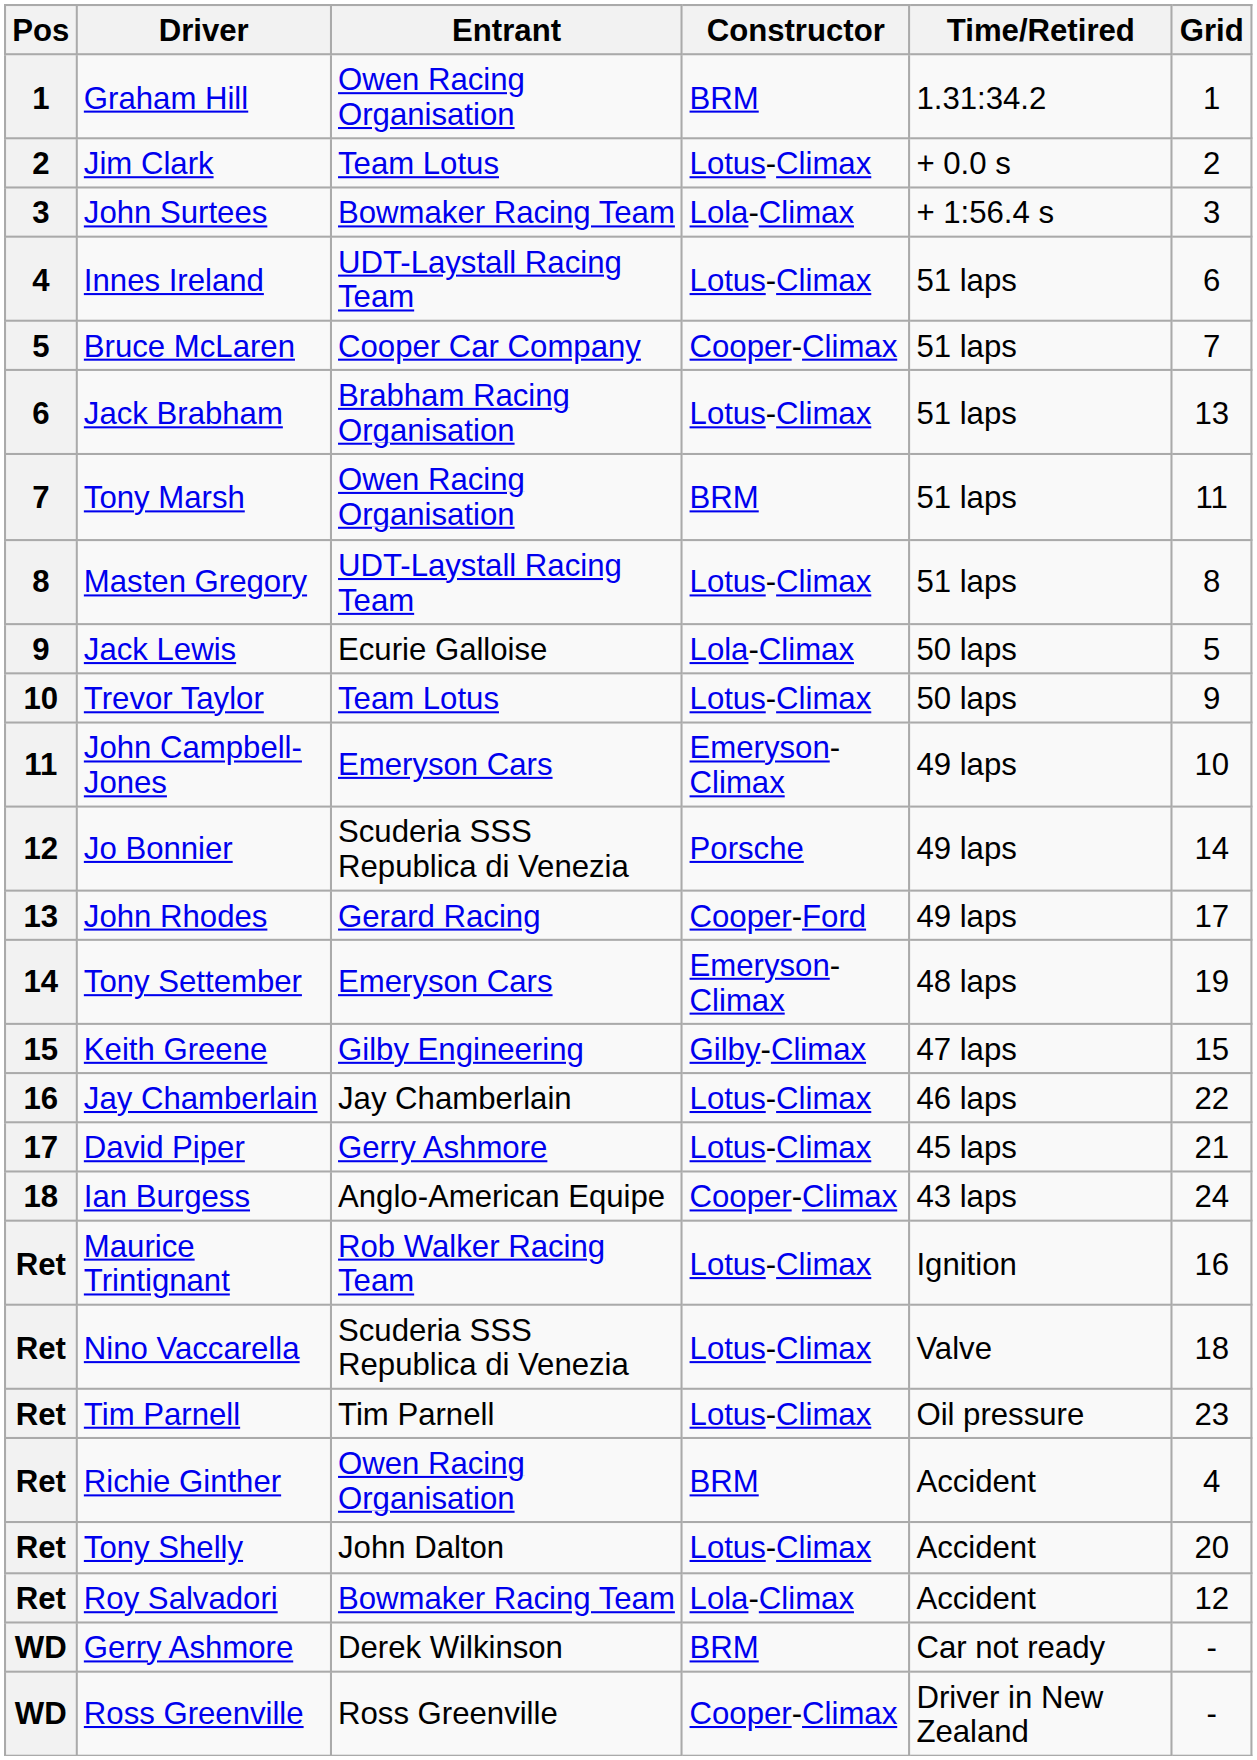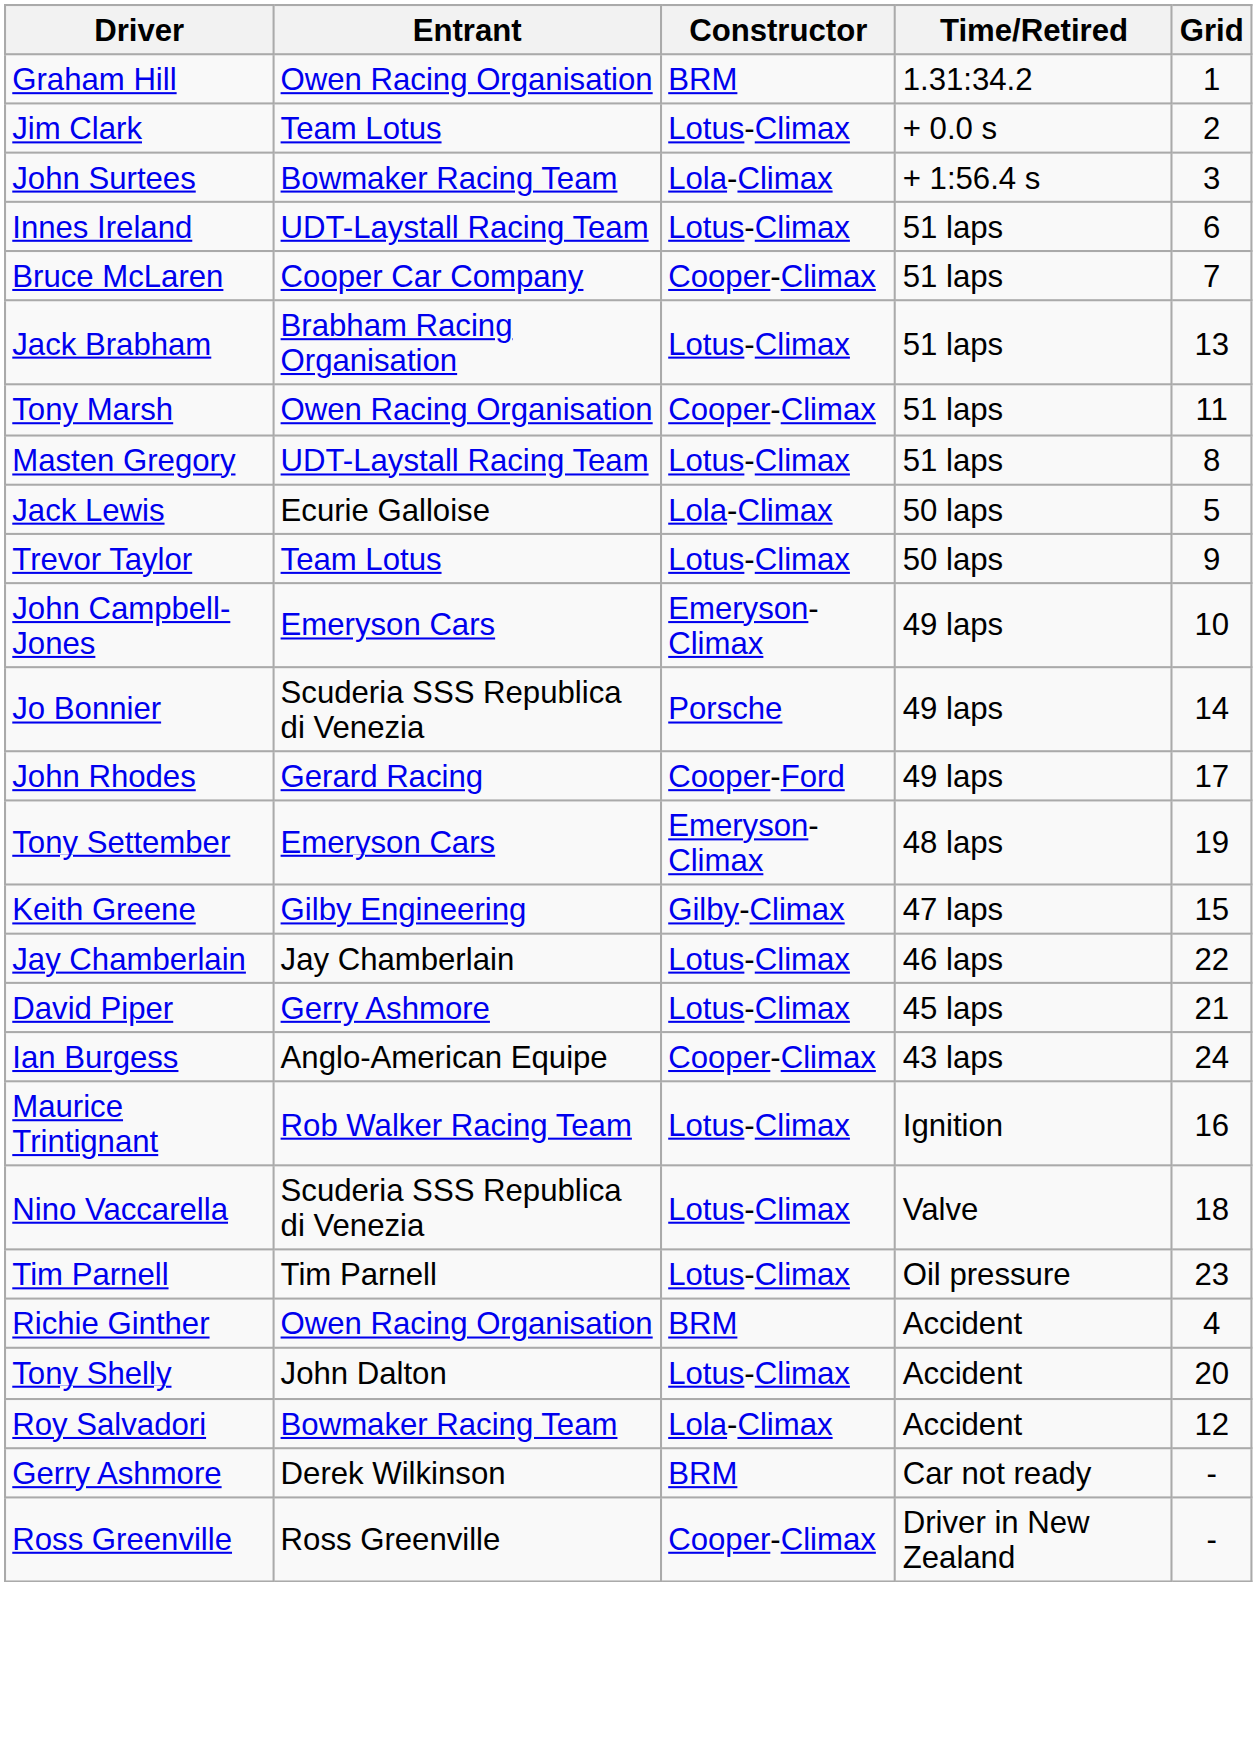- column: (41, 30)
(724, 497) BRM -> (772, 410) Cooper-Climax
